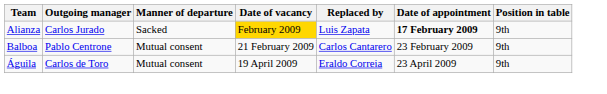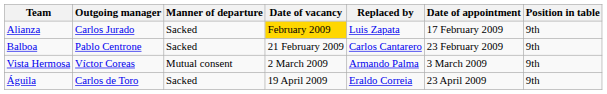(437, 30) bold -> (465, 30) normal
(169, 47) Mutual consent -> (182, 47) Sacked
+ row: (38, 64)
(169, 64) Mutual consent -> (182, 81) Sacked
